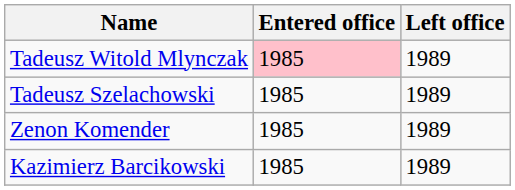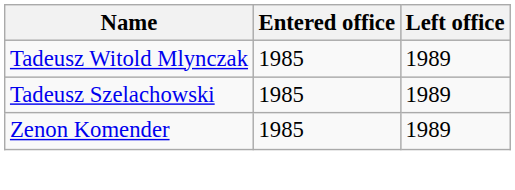(281, 58) pink background -> (281, 58) no background
- row: (118, 166)
